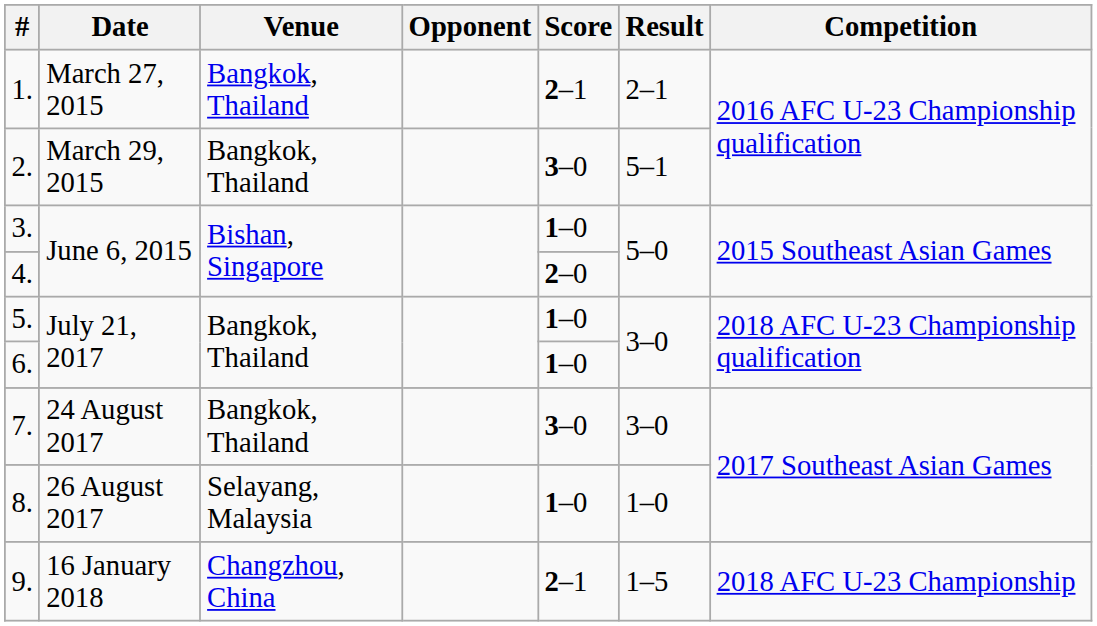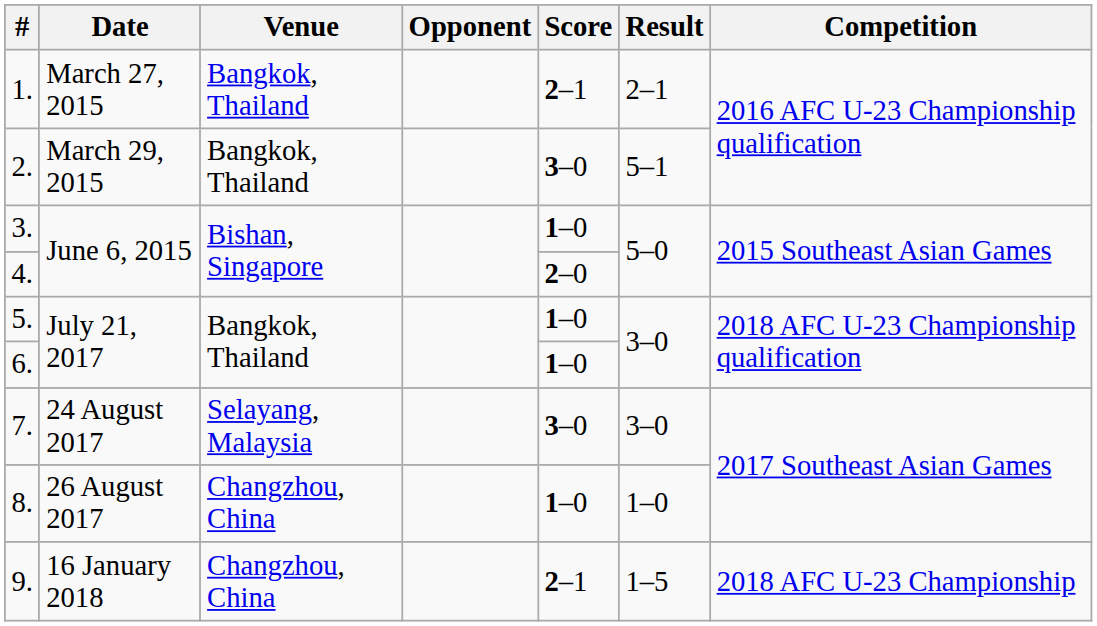(262, 425) Bangkok, Thailand -> (263, 425) Selayang, Malaysia
(263, 503) Selayang, Malaysia -> (276, 503) Changzhou, China
